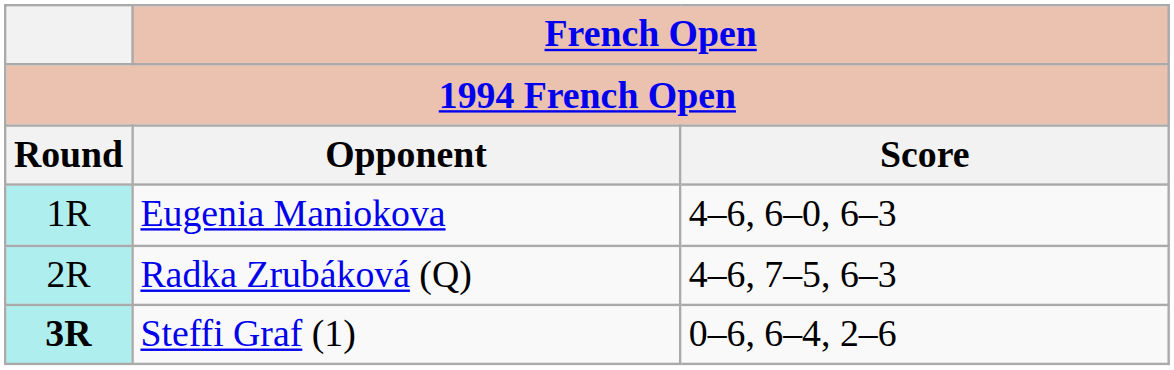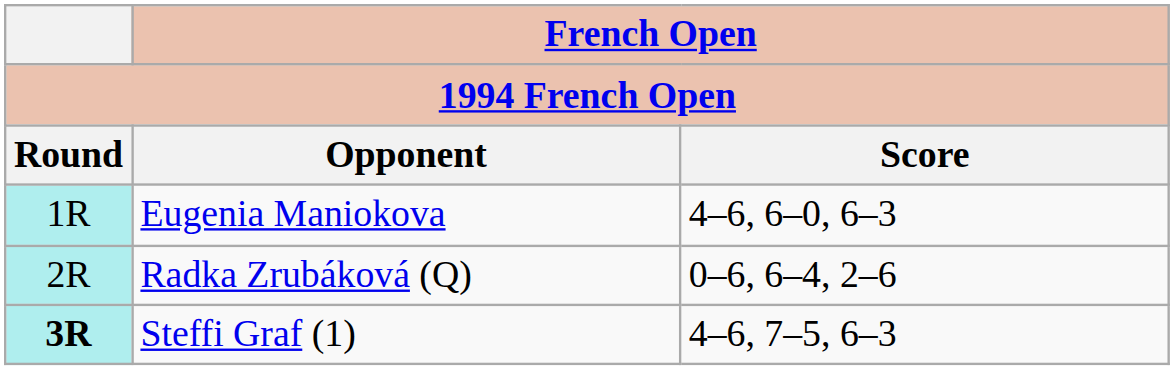(793, 273) 4–6, 7–5, 6–3 -> (793, 273) 0–6, 6–4, 2–6
(793, 333) 0–6, 6–4, 2–6 -> (793, 333) 4–6, 7–5, 6–3
